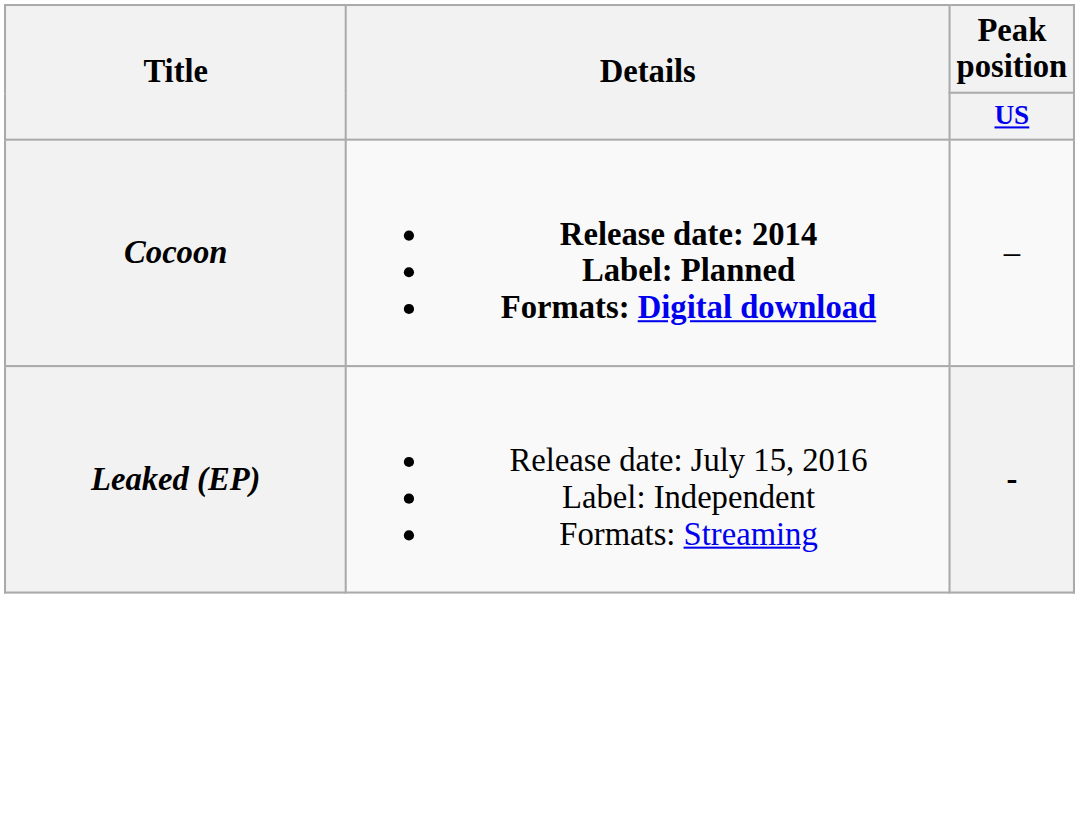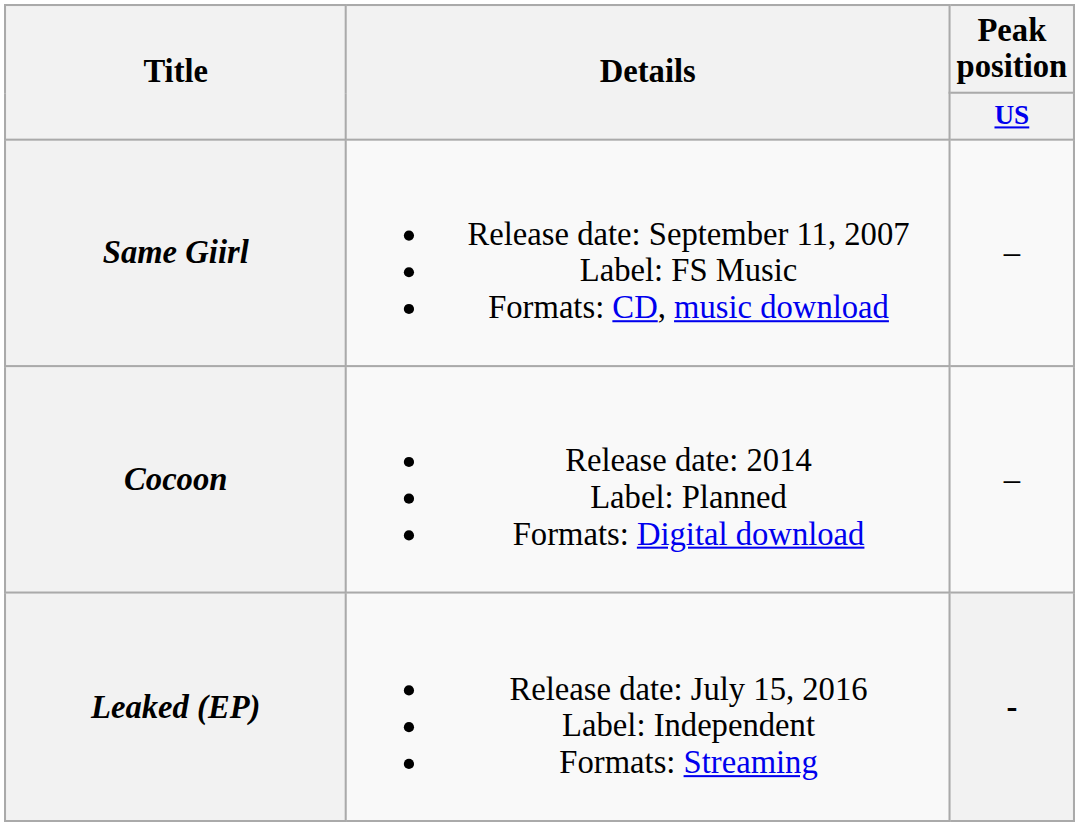+ row: (176, 252)
(648, 271) bold -> (648, 498) normal
